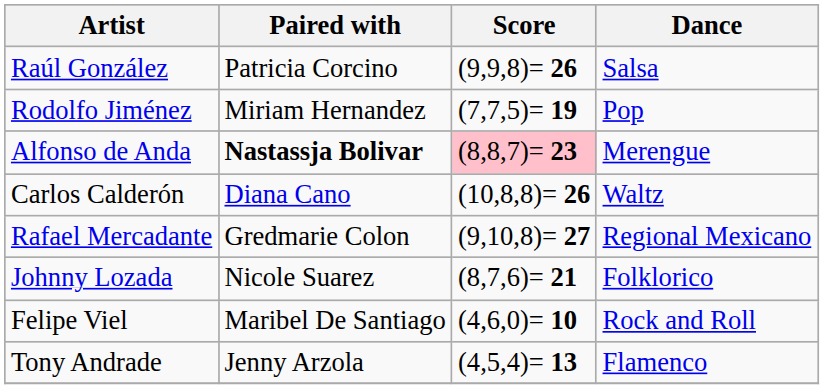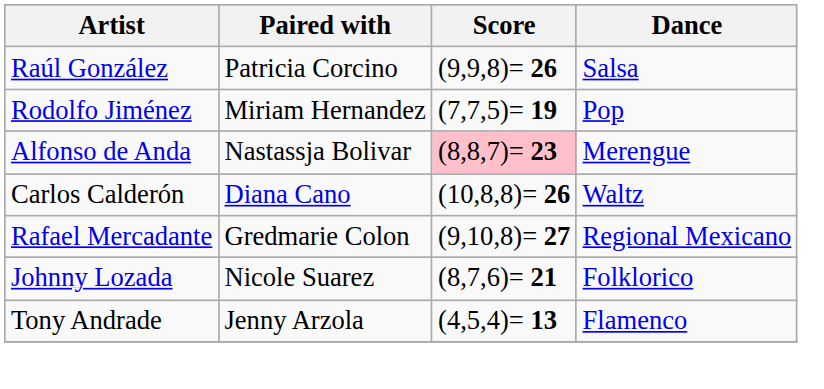(324, 151) bold -> (318, 151) normal
- row: (69, 320)
